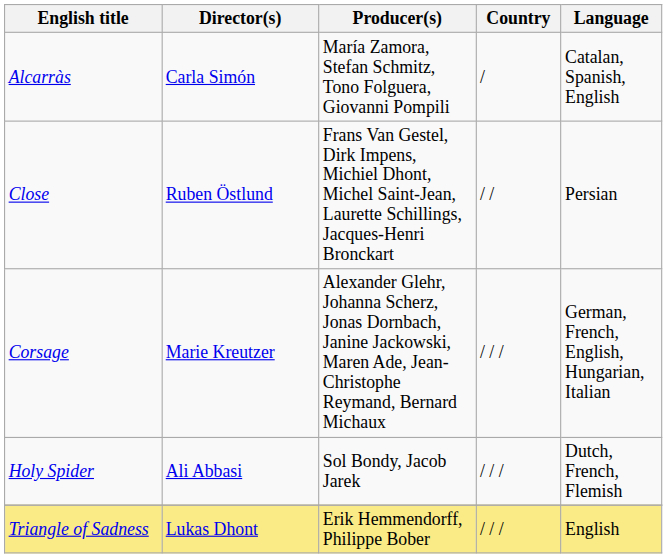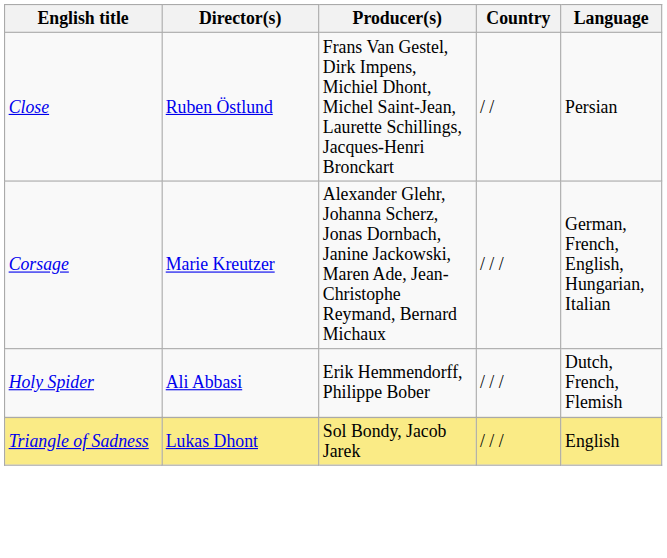- row: (40, 76)
(385, 470) Sol Bondy, Jacob Jarek -> (393, 382) Erik Hemmendorff, Philippe Bober
(393, 529) Erik Hemmendorff, Philippe Bober -> (385, 440) Sol Bondy, Jacob Jarek
